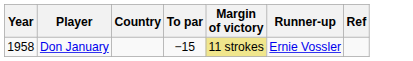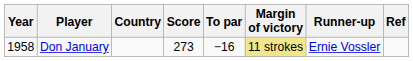+ column: (184, 21)
(185, 47) −15 -> (224, 47) −16
